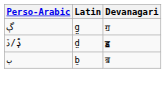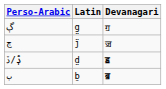+ row: (9, 43)
(108, 60) normal -> (108, 77) bold
